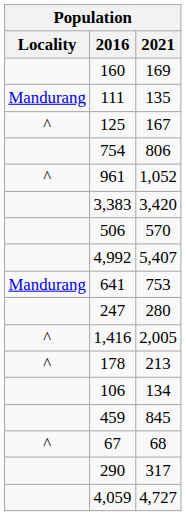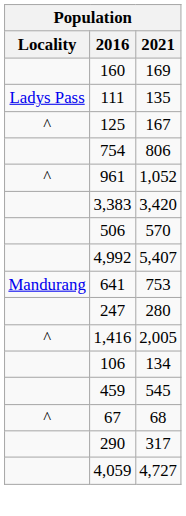(47, 97) Mandurang -> (47, 97) Ladys Pass
- row: (112, 364)
(158, 417) 845 -> (158, 390) 545
